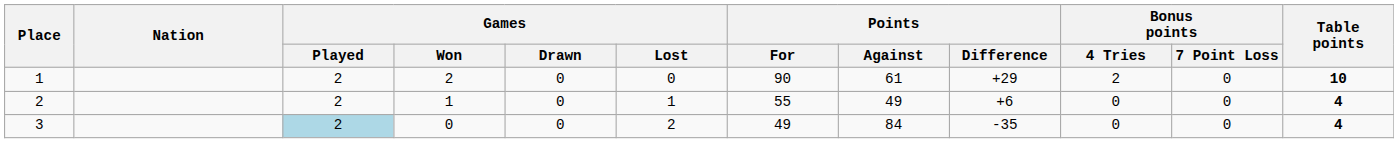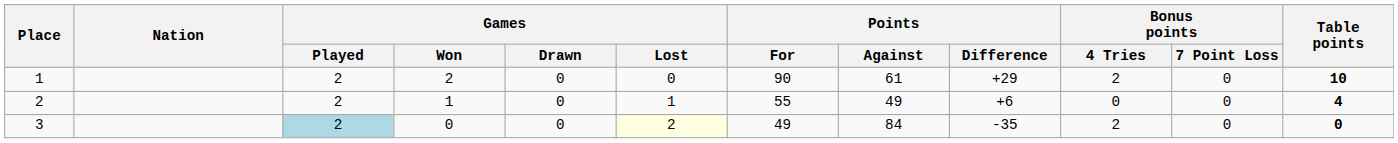(671, 126) no background -> (671, 126) lightyellow background
(1116, 126) 0 -> (1116, 126) 2
(1338, 126) 4 -> (1338, 126) 0
